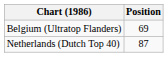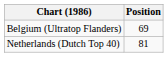(143, 44) 87 -> (143, 44) 81
